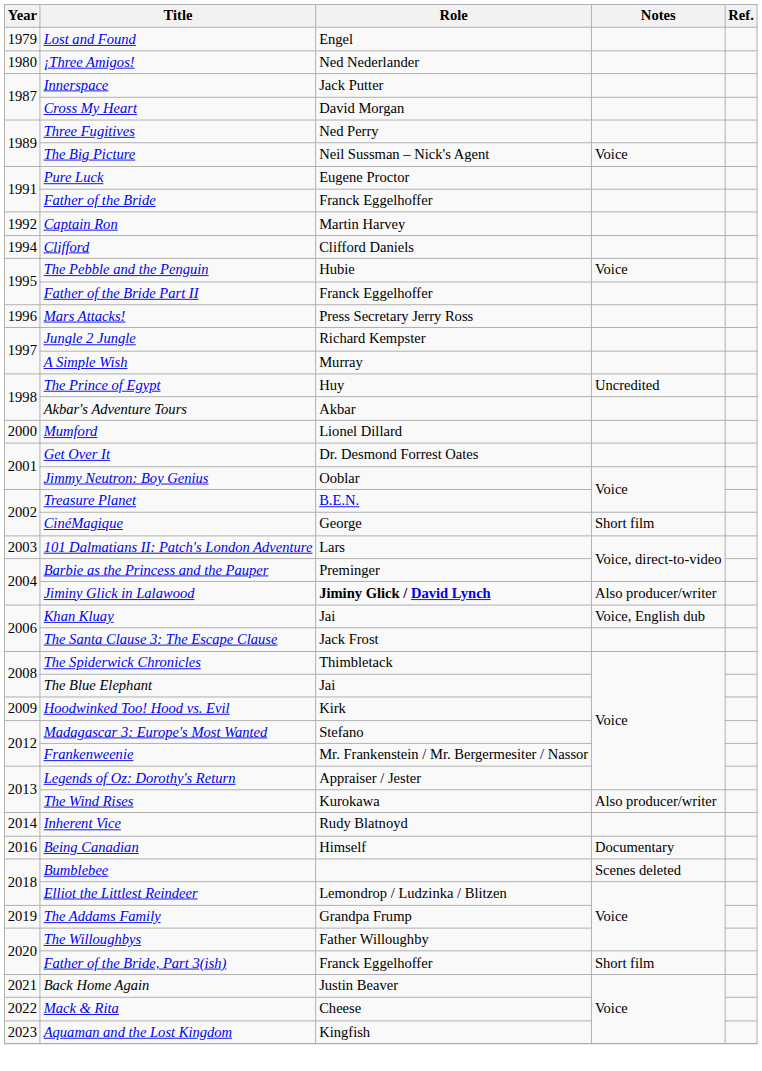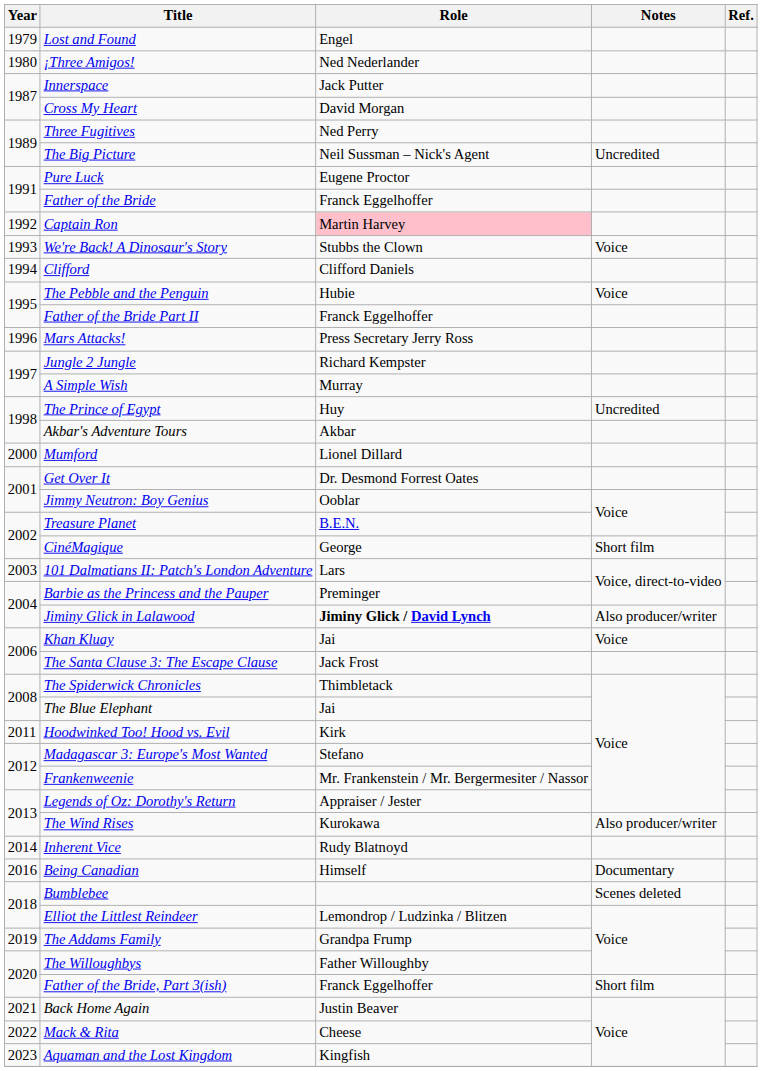(611, 154) Voice -> (627, 154) Uncredited
(362, 223) no background -> (362, 223) pink background
+ row: (135, 246)
(650, 616) Voice, English dub -> (611, 639) Voice
(22, 708) 2009 -> (22, 731) 2011
